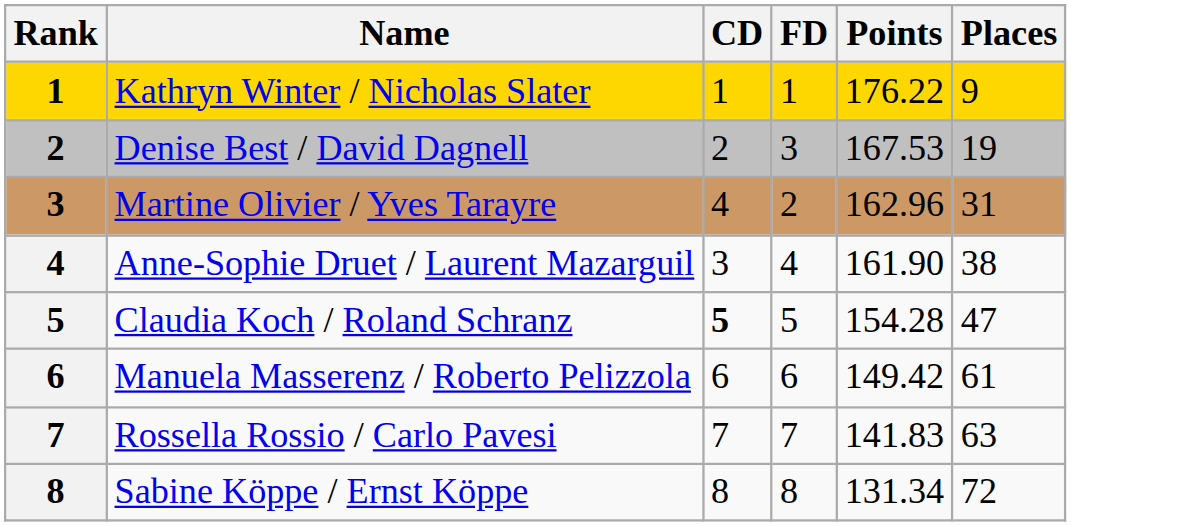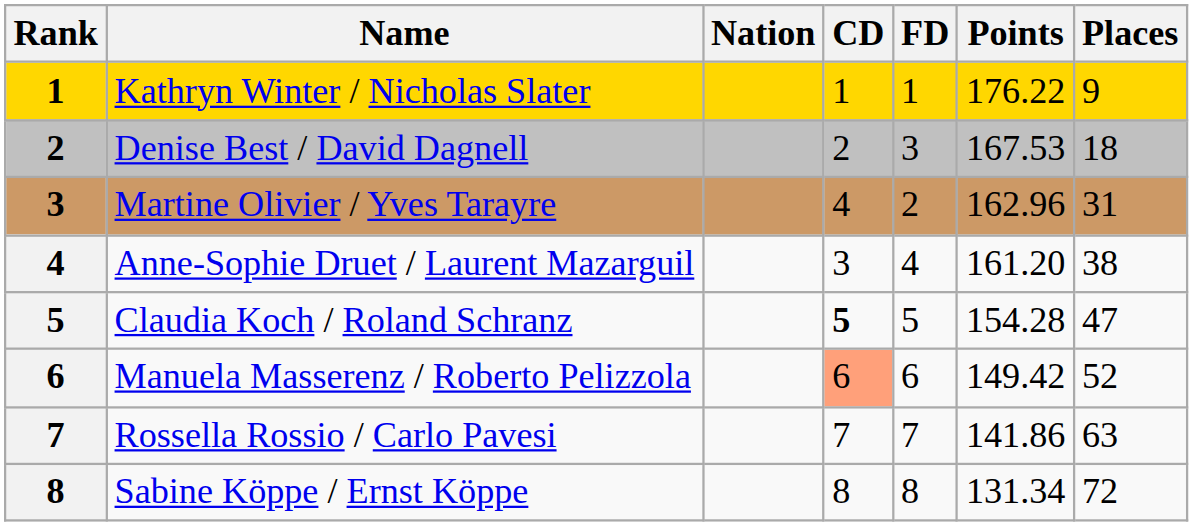+ column: (763, 33)
(979, 147) 19 -> (1100, 147) 18
(894, 262) 161.90 -> (1016, 262) 161.20
(720, 377) no background -> (841, 377) lightsalmon background
(979, 377) 61 -> (1100, 377) 52
(894, 434) 141.83 -> (1016, 434) 141.86
